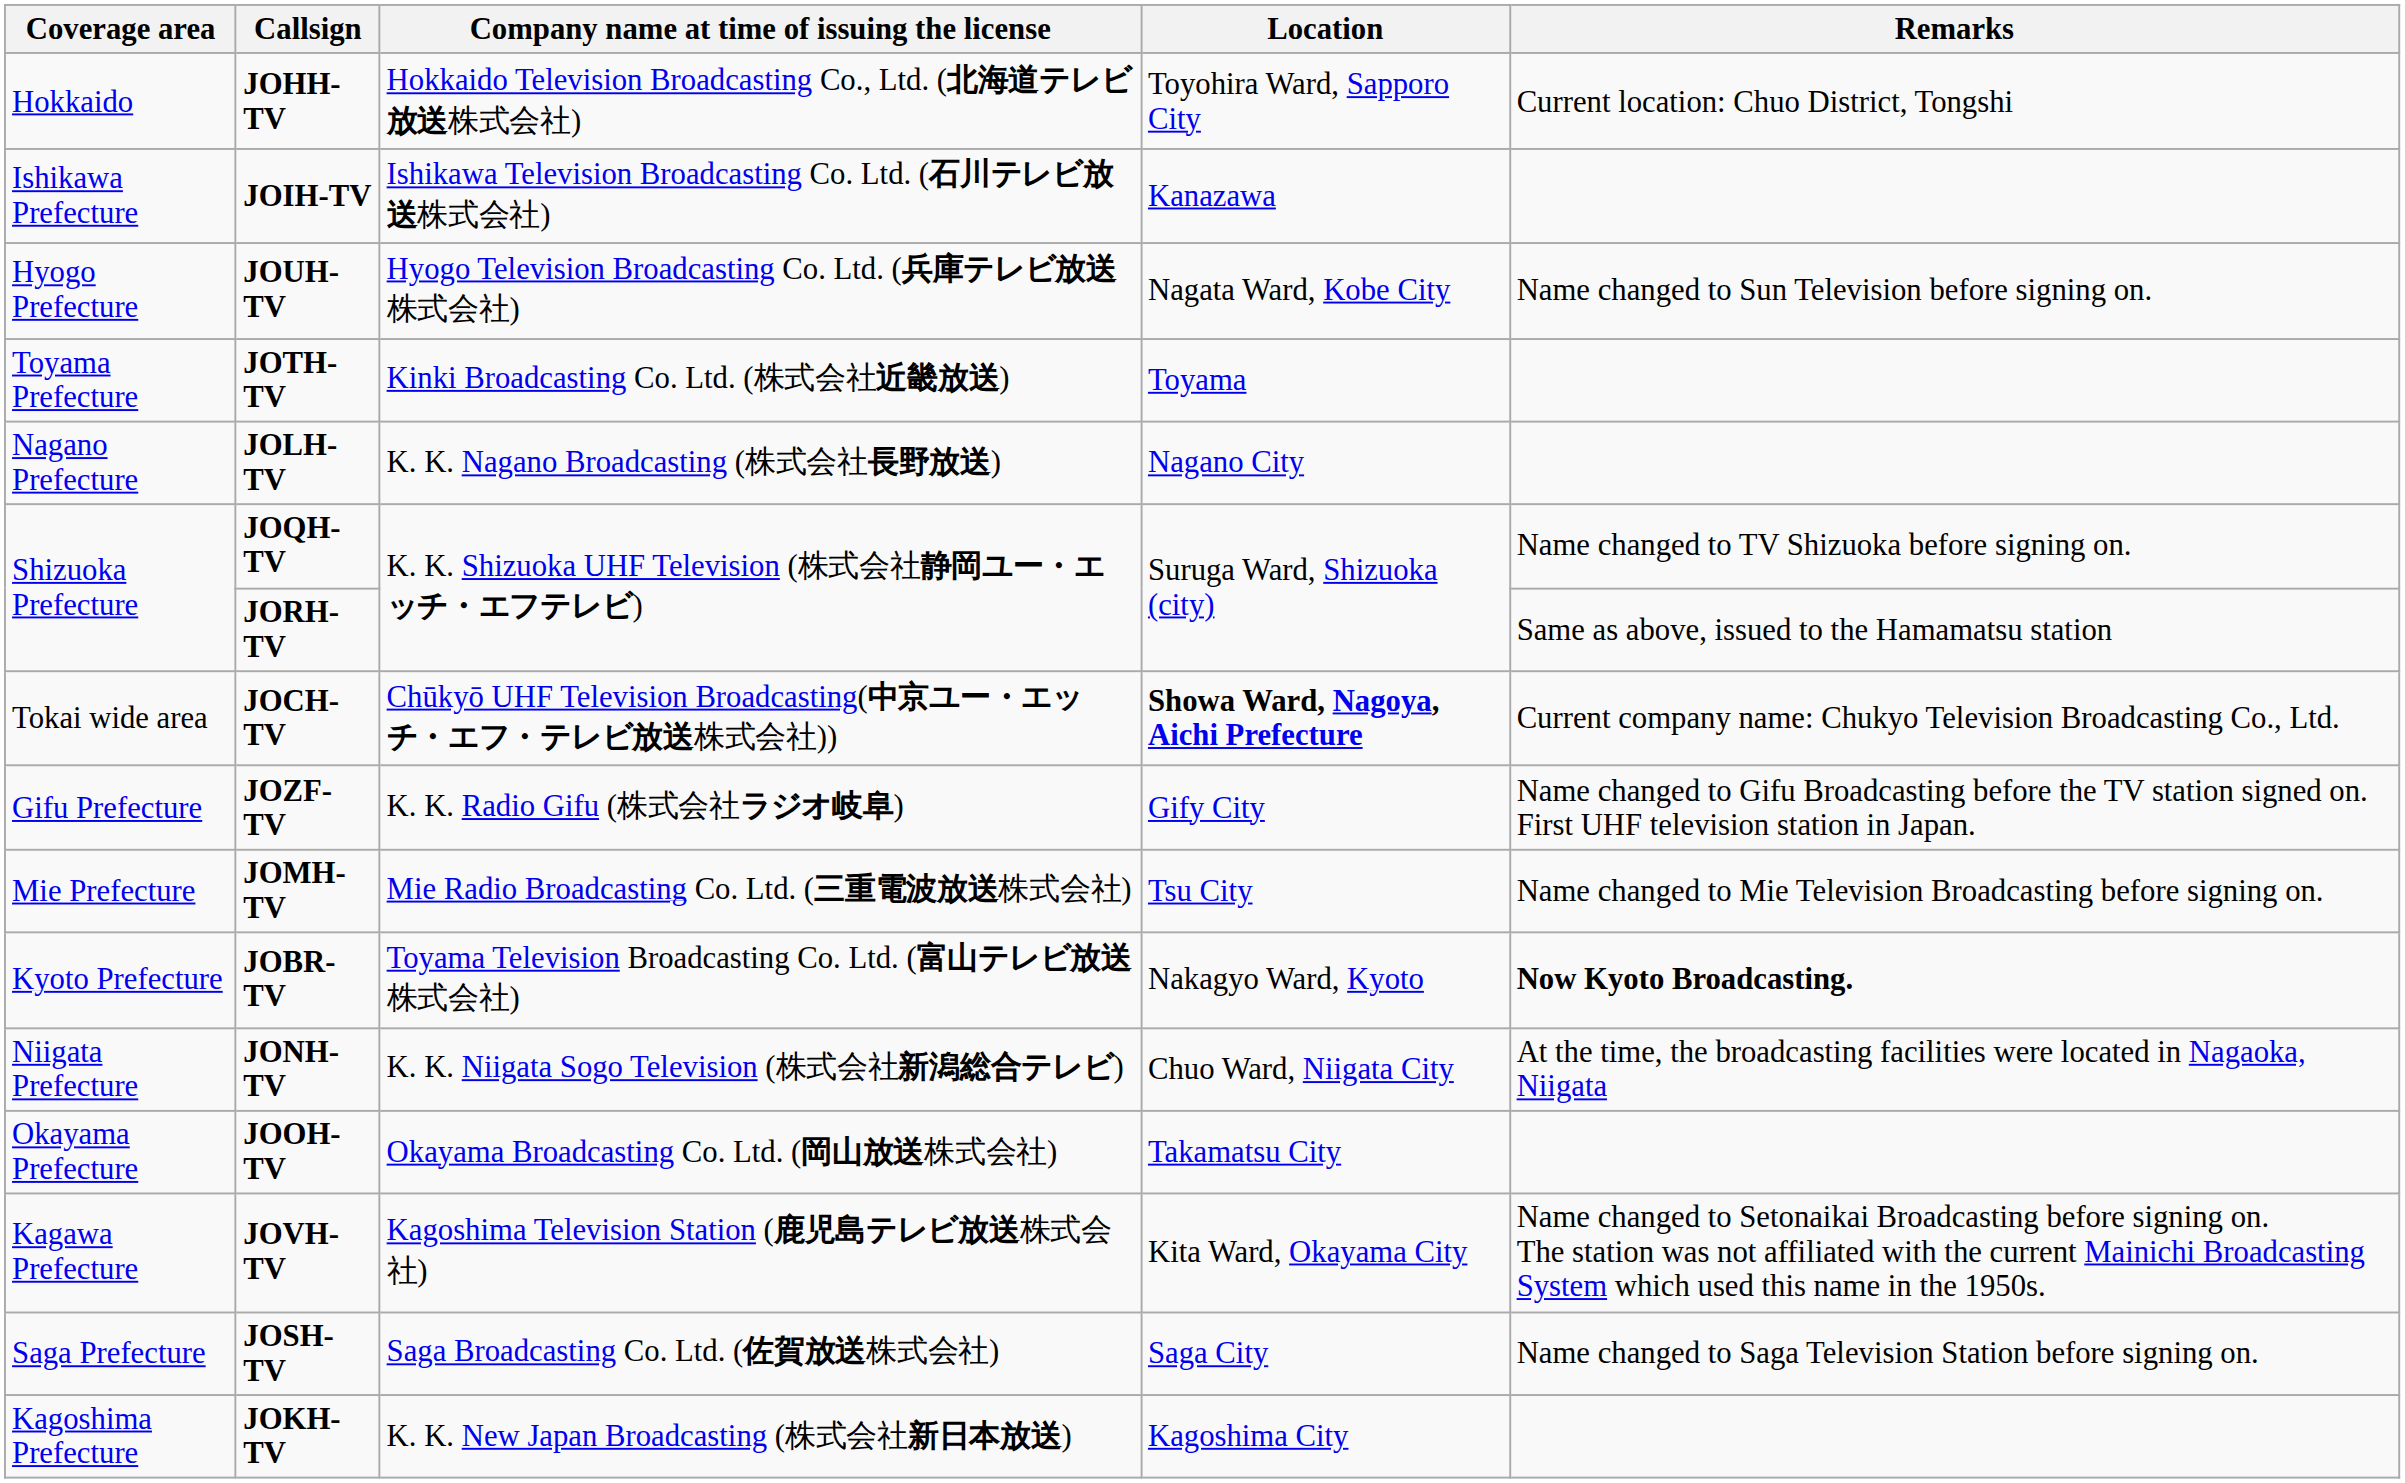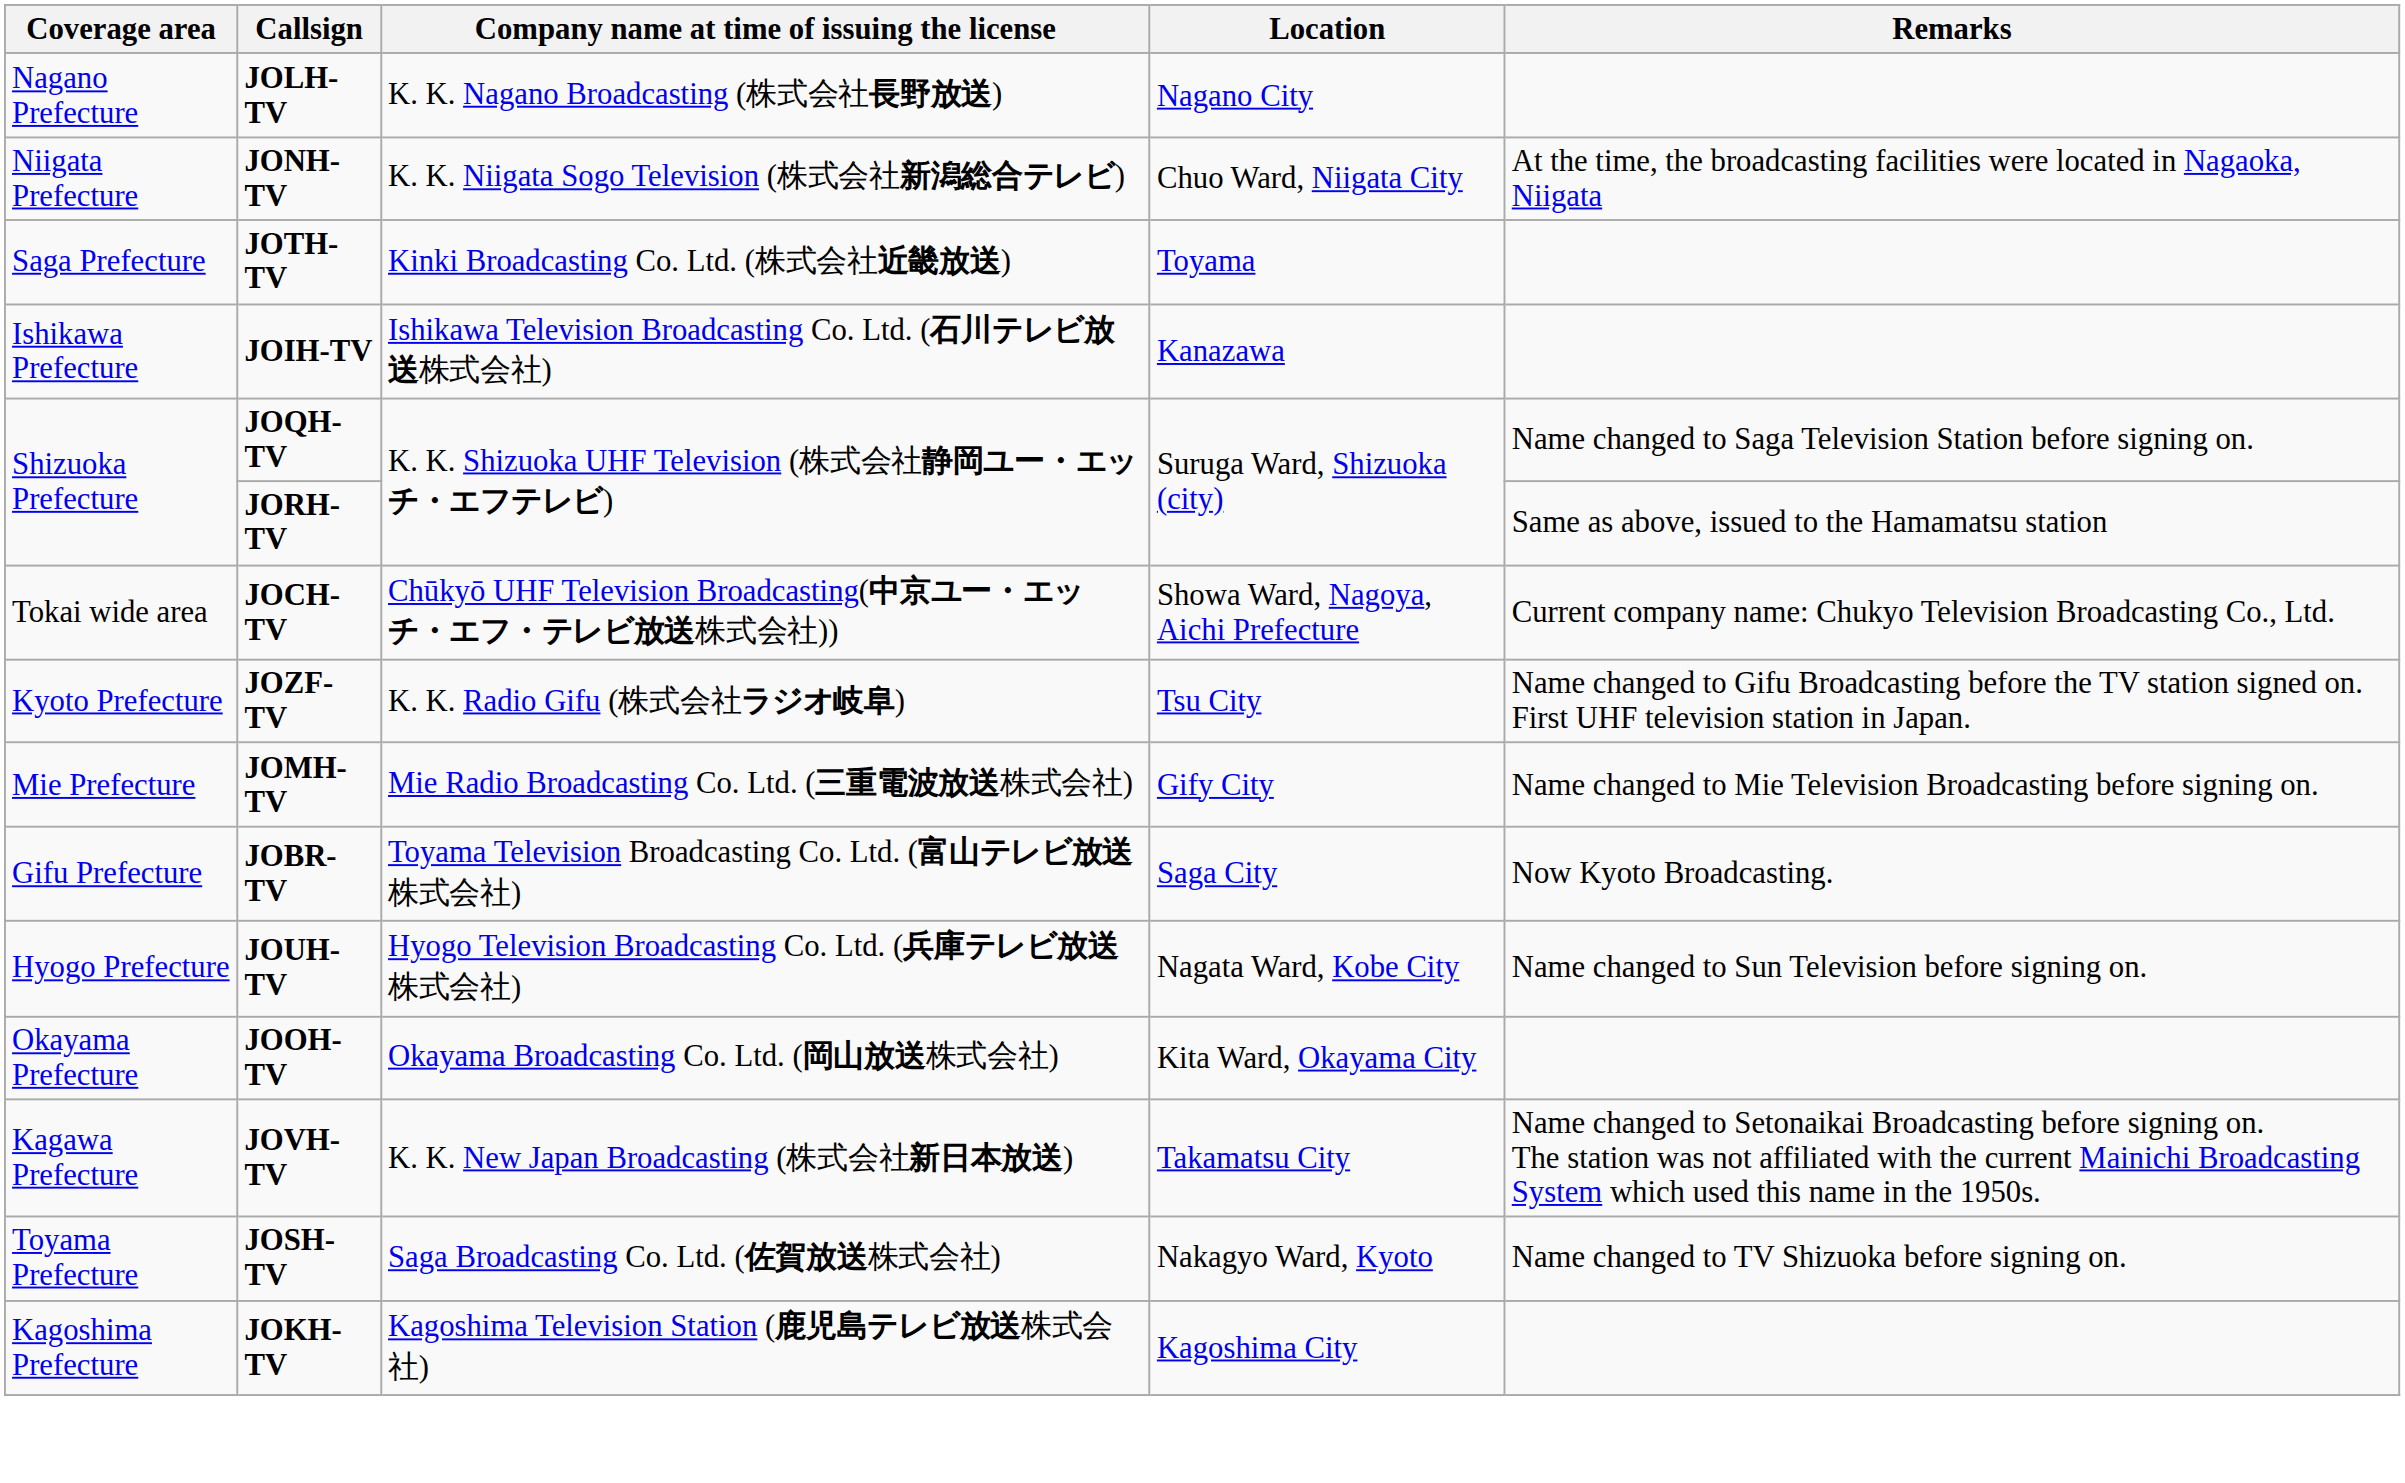- row: (292, 100)
rows swapped: (290, 462) <-> (307, 195)
rows swapped: (291, 1068) <-> (291, 290)
(75, 379) Toyama Prefecture -> (109, 261) Saga Prefecture
(1824, 545) Name changed to TV Shizuoka before signing on. -> (1883, 439) Name changed to Saga Television Station before signing on.
(1294, 718) bold -> (1294, 611) normal
(107, 807) Gifu Prefecture -> (117, 700) Kyoto Prefecture
(1206, 807) Gify City -> (1209, 700) Tsu City
(1200, 890) Tsu City -> (1215, 784) Gify City
(117, 979) Kyoto Prefecture -> (107, 873) Gifu Prefecture
(1286, 979) Nakagyo Ward, Kyoto -> (1217, 873) Saga City
(1685, 979) bold -> (1673, 873) normal
(1245, 1151) Takamatsu City -> (1317, 1057) Kita Ward, Okayama City
(749, 1251) Kagoshima Television Station (鹿児島テレビ放送株式会社) -> (731, 1156) K. K. New Japan Broadcasting (株式会社新日本放送)
(1308, 1252) Kita Ward, Okayama City -> (1254, 1157) Takamatsu City
(109, 1352) Saga Prefecture -> (75, 1258) Toyama Prefecture
(1208, 1352) Saga City -> (1295, 1258) Nakagyo Ward, Kyoto
(1888, 1352) Name changed to Saga Television Station before signing on. -> (1819, 1258) Name changed to TV Shizuoka before signing on.
(729, 1435) K. K. New Japan Broadcasting (株式会社新日本放送) -> (751, 1346) Kagoshima Television Station (鹿児島テレビ放送株式会社)
